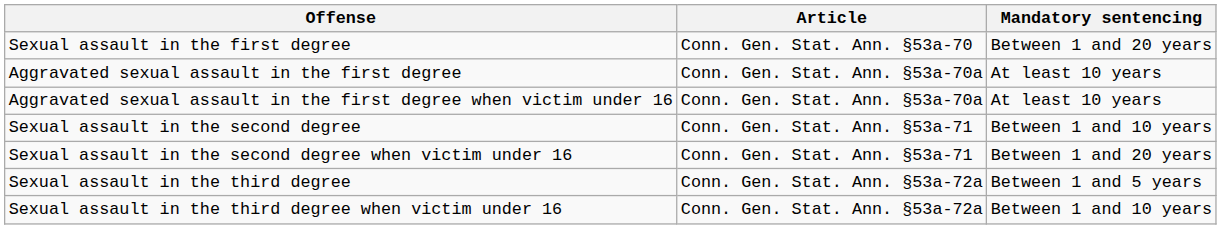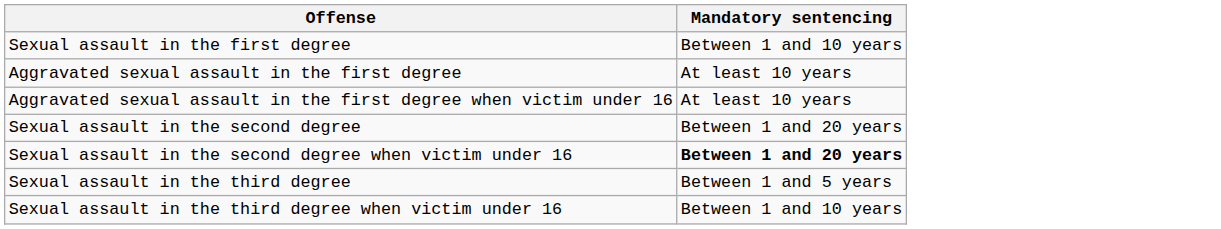- column: (832, 18)
(1101, 46) Between 1 and 20 years -> (792, 46) Between 1 and 10 years
(1101, 128) Between 1 and 10 years -> (792, 128) Between 1 and 20 years
(1101, 155) normal -> (792, 155) bold
